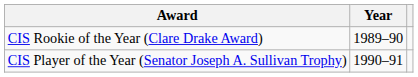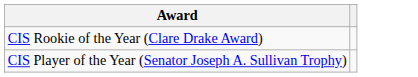- column: (378, 15)
